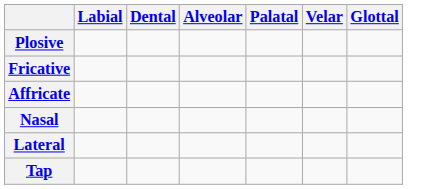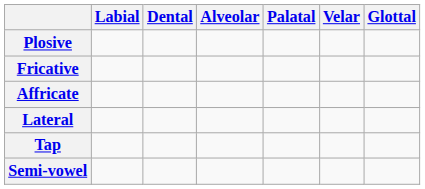- row: (39, 119)
+ row: (48, 171)
